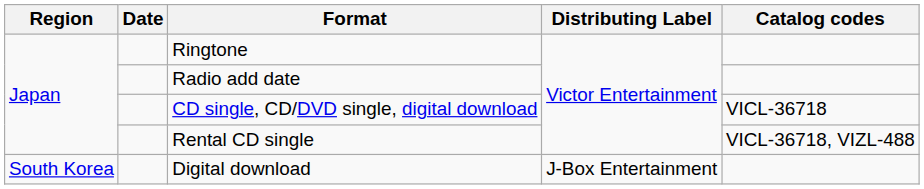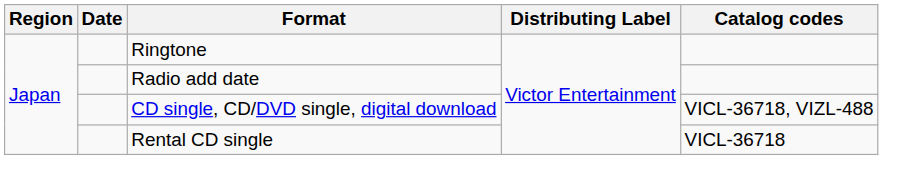(776, 109) VICL-36718 -> (779, 109) VICL-36718, VIZL-488
(820, 139) VICL-36718, VIZL-488 -> (735, 139) VICL-36718
- row: (242, 169)
